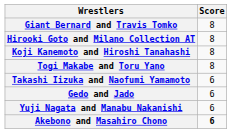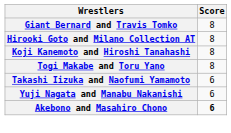- row: (101, 94)
